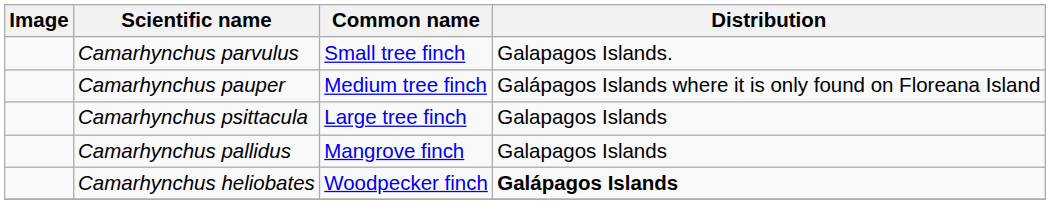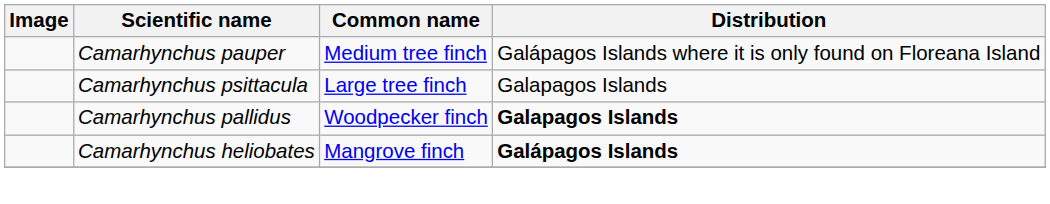- row: (188, 53)
(394, 150) Mangrove finch -> (406, 118) Woodpecker finch
(582, 150) normal -> (588, 118) bold
(406, 183) Woodpecker finch -> (394, 150) Mangrove finch
